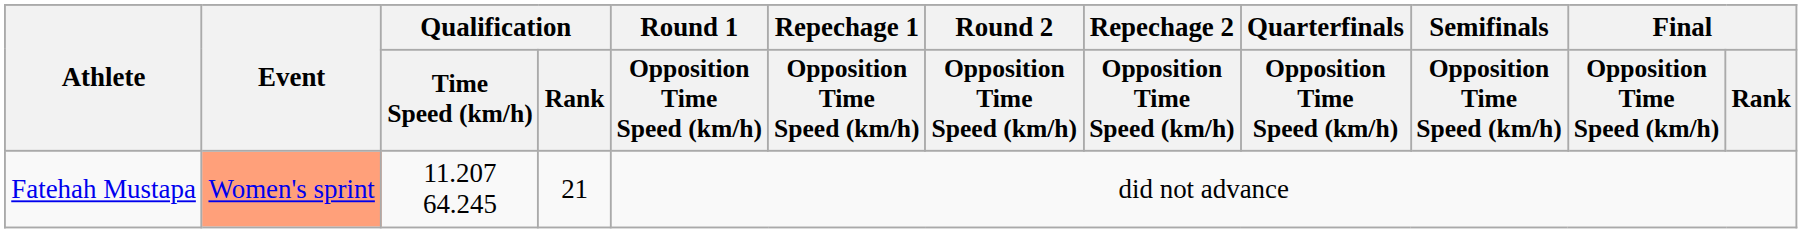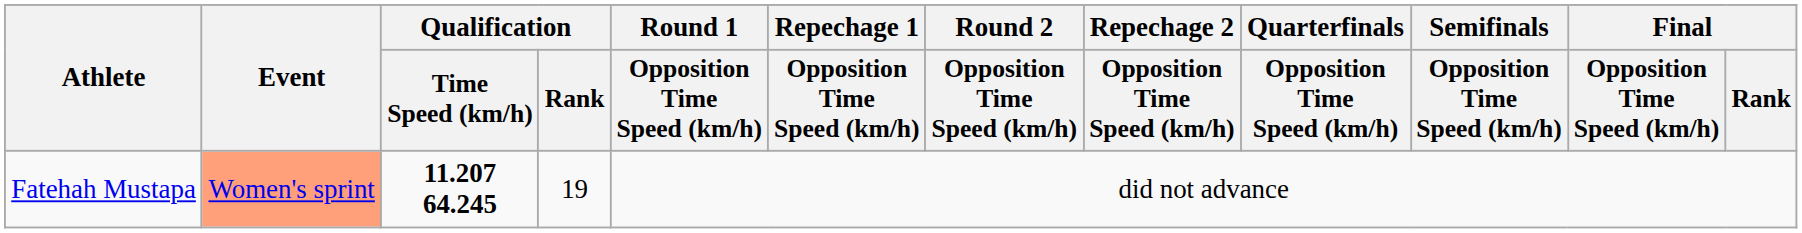(460, 189) normal -> (460, 189) bold
(575, 189) 21 -> (575, 189) 19
